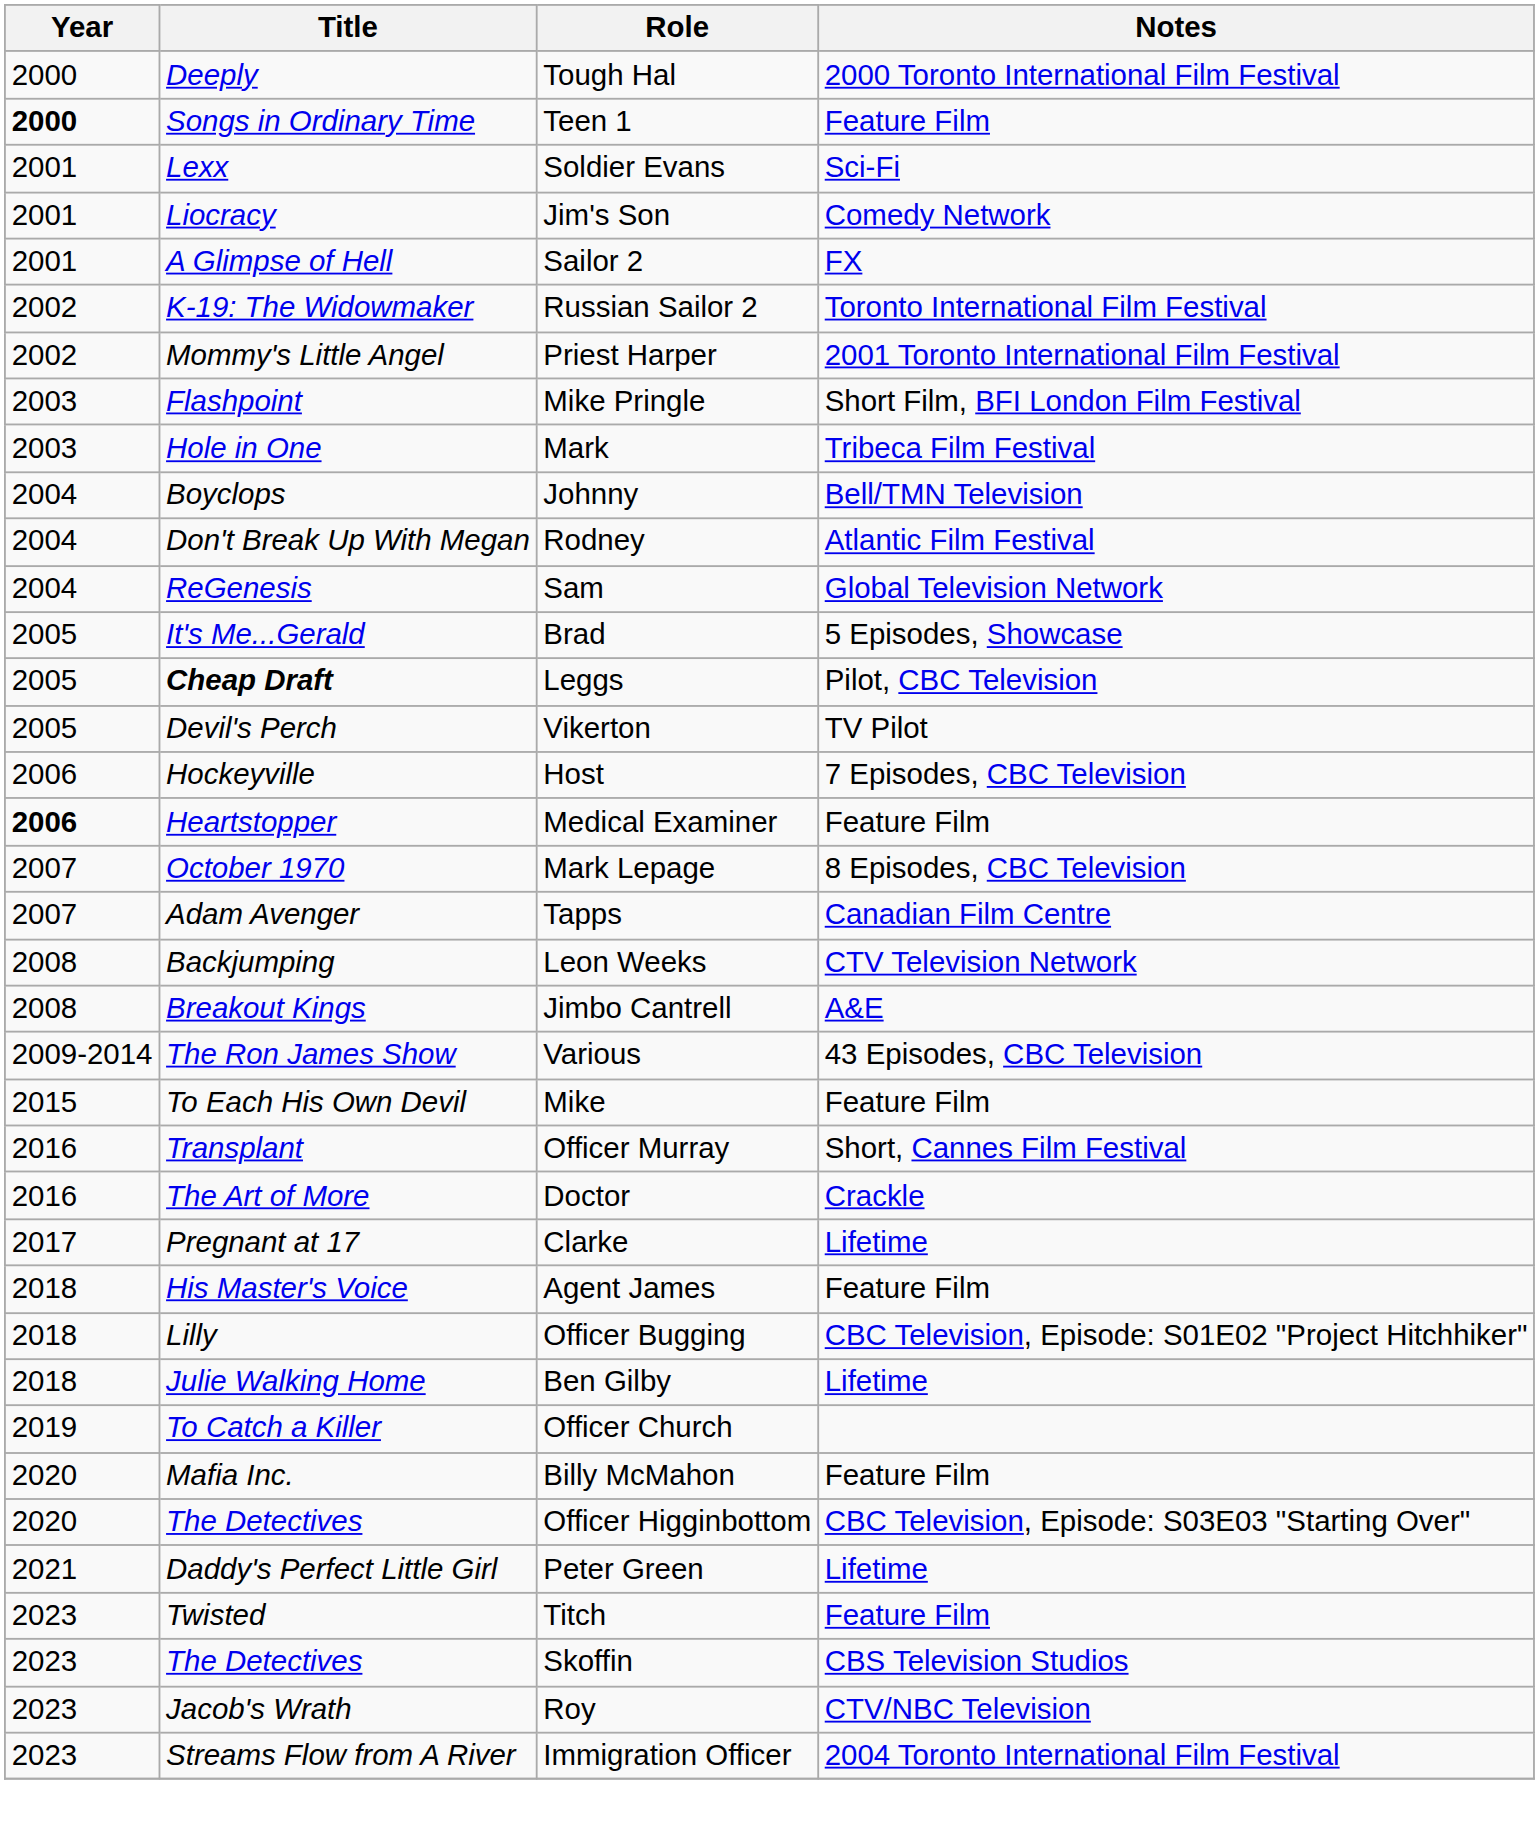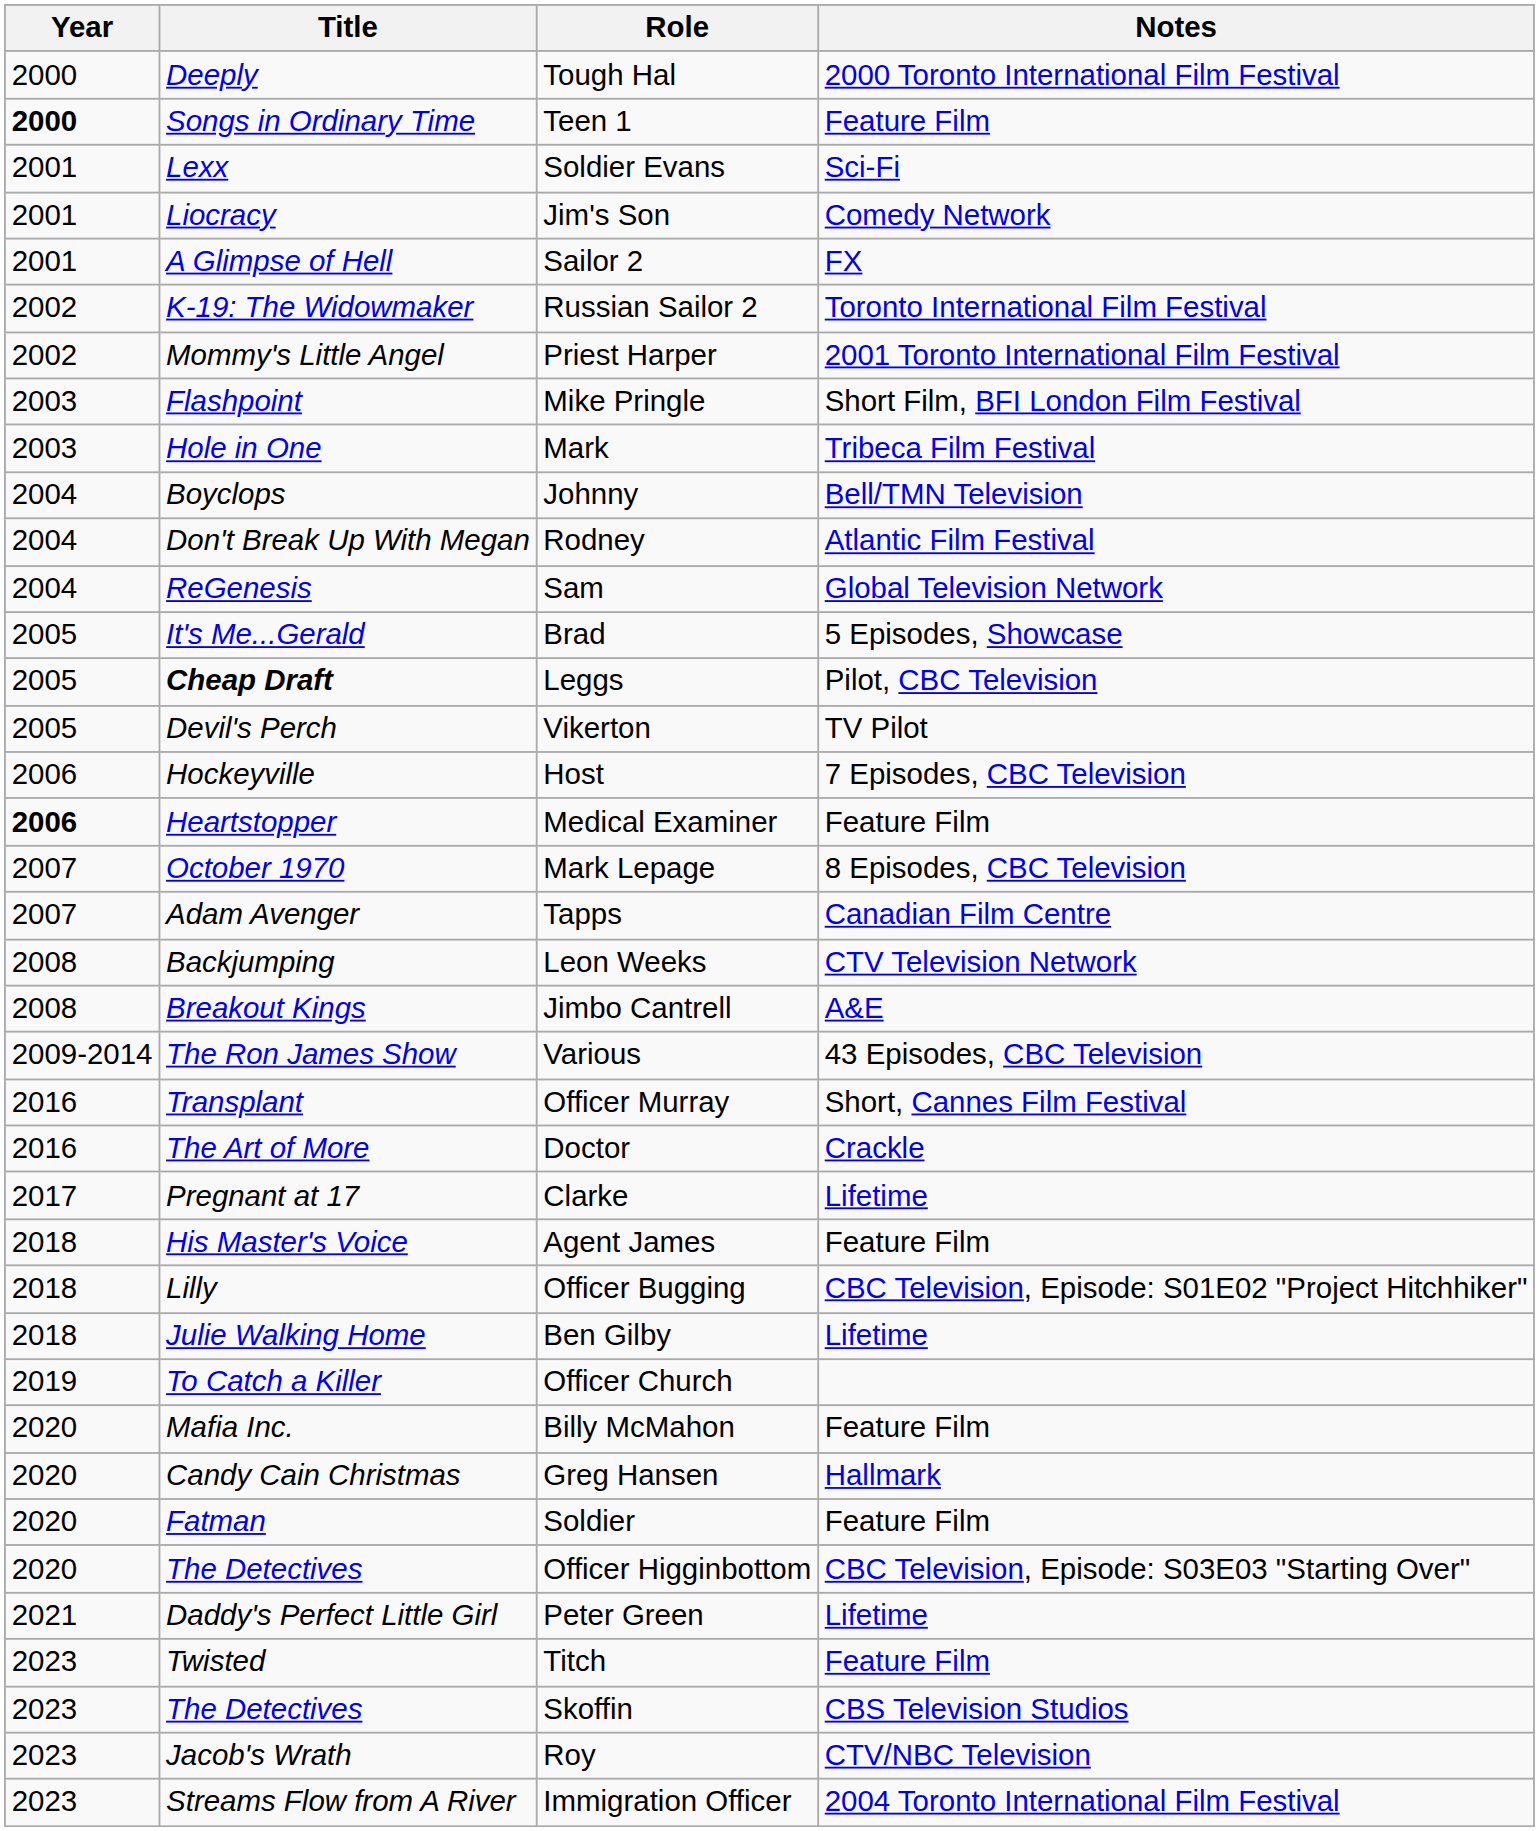- row: (574, 1101)
+ row: (631, 1475)
+ row: (589, 1521)
